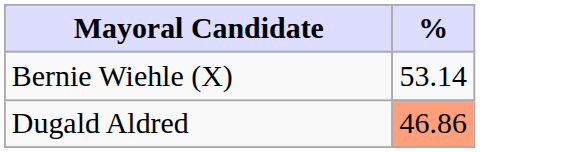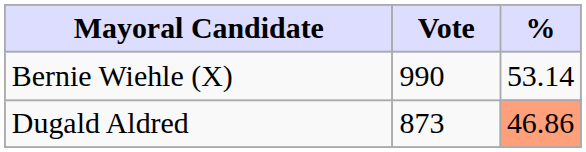+ column: (446, 28)
